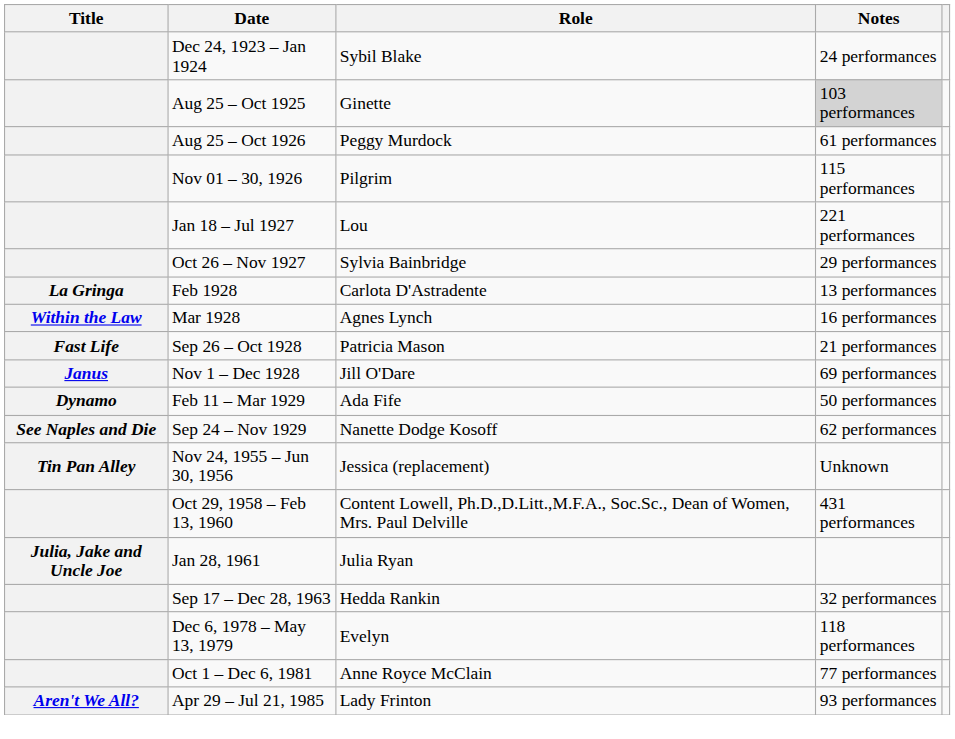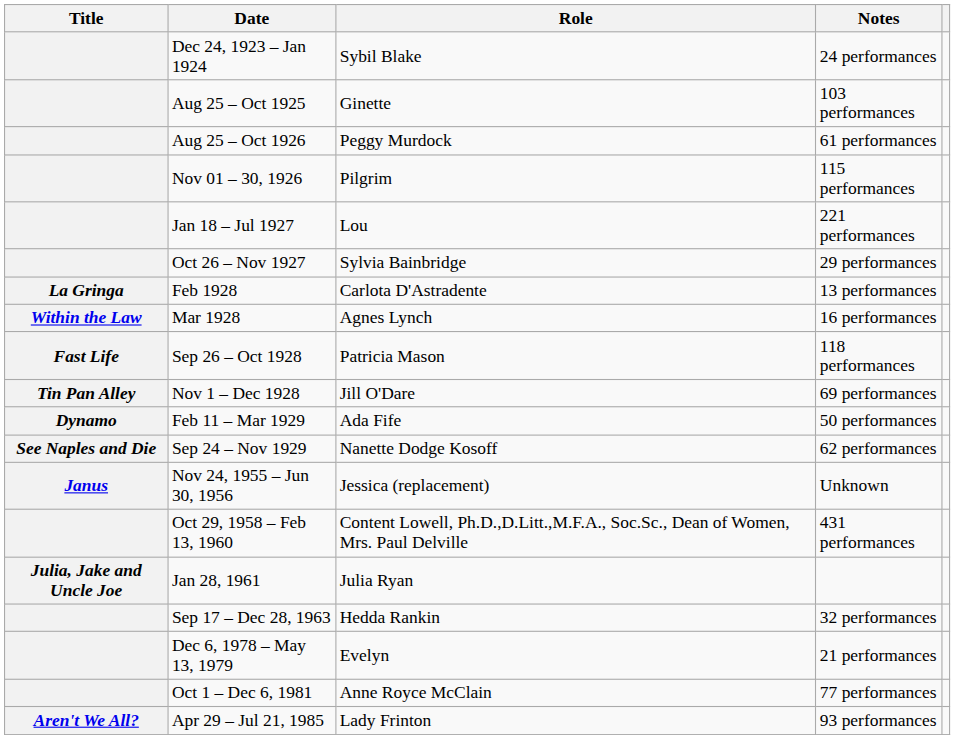(867, 103) lightgrey background -> (867, 103) no background
(878, 345) 21 performances -> (867, 355) 118 performances
(86, 373) Janus -> (86, 393) Tin Pan Alley
(86, 466) Tin Pan Alley -> (86, 485) Janus
(867, 635) 118 performances -> (878, 655) 21 performances
